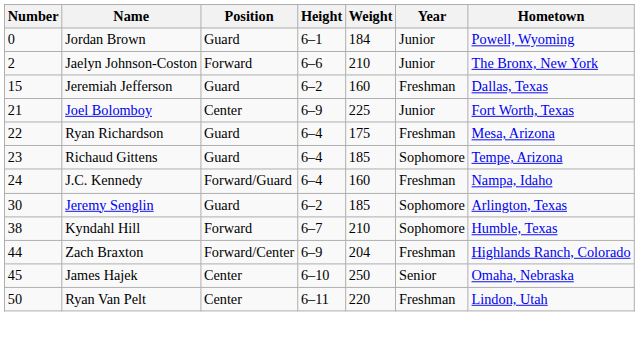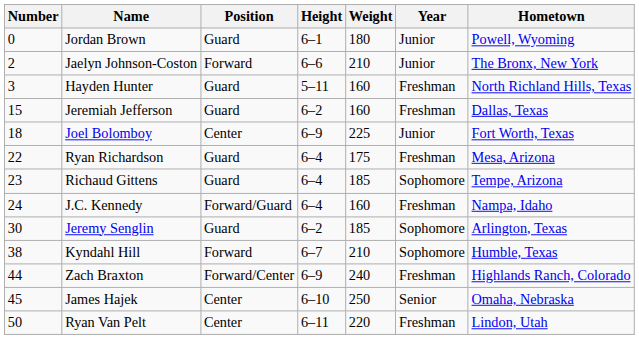(360, 40) 184 -> (360, 40) 180
+ row: (109, 87)
(15, 110) 21 -> (15, 134) 18
(360, 252) 204 -> (360, 275) 240
